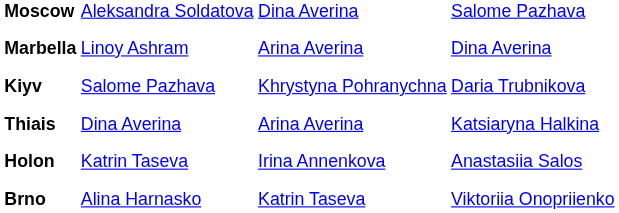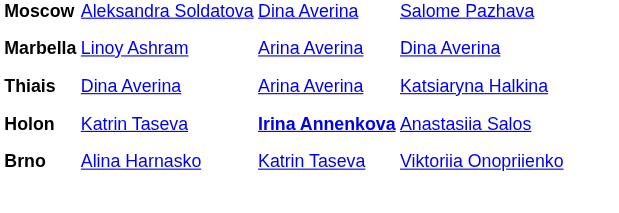- row: (23, 86)
(322, 161) normal -> (327, 124) bold
